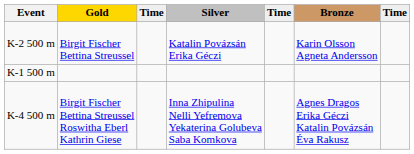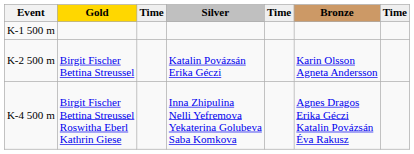rows swapped: (31, 73) <-> (31, 43)
